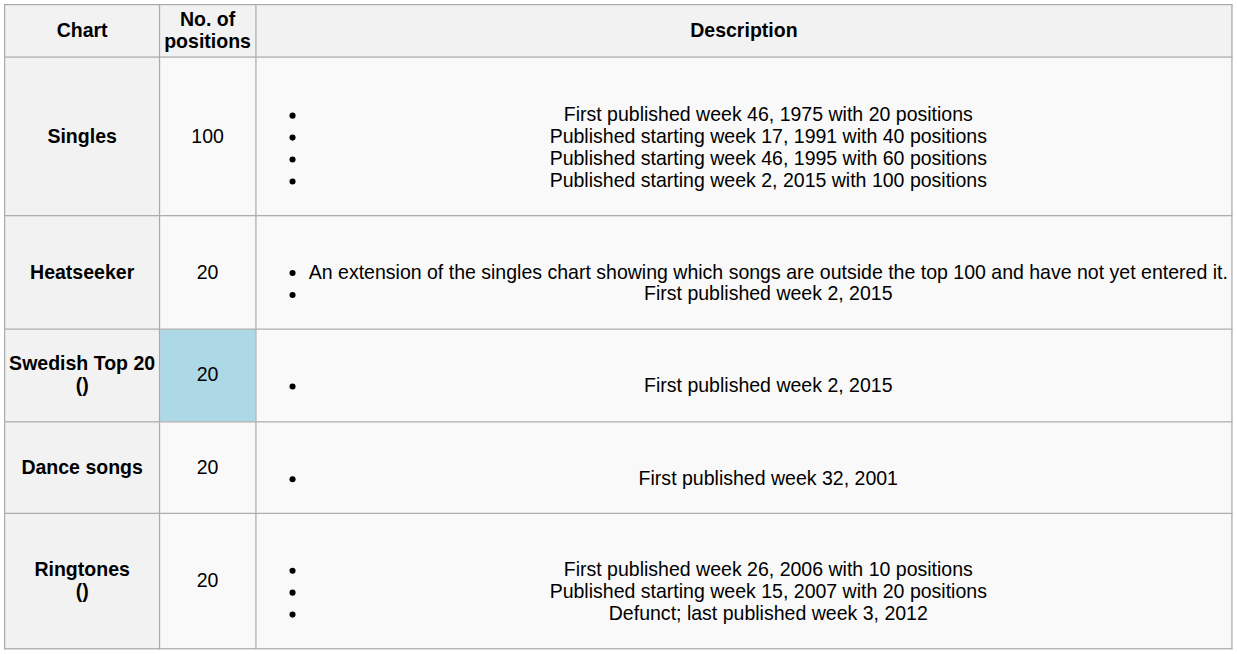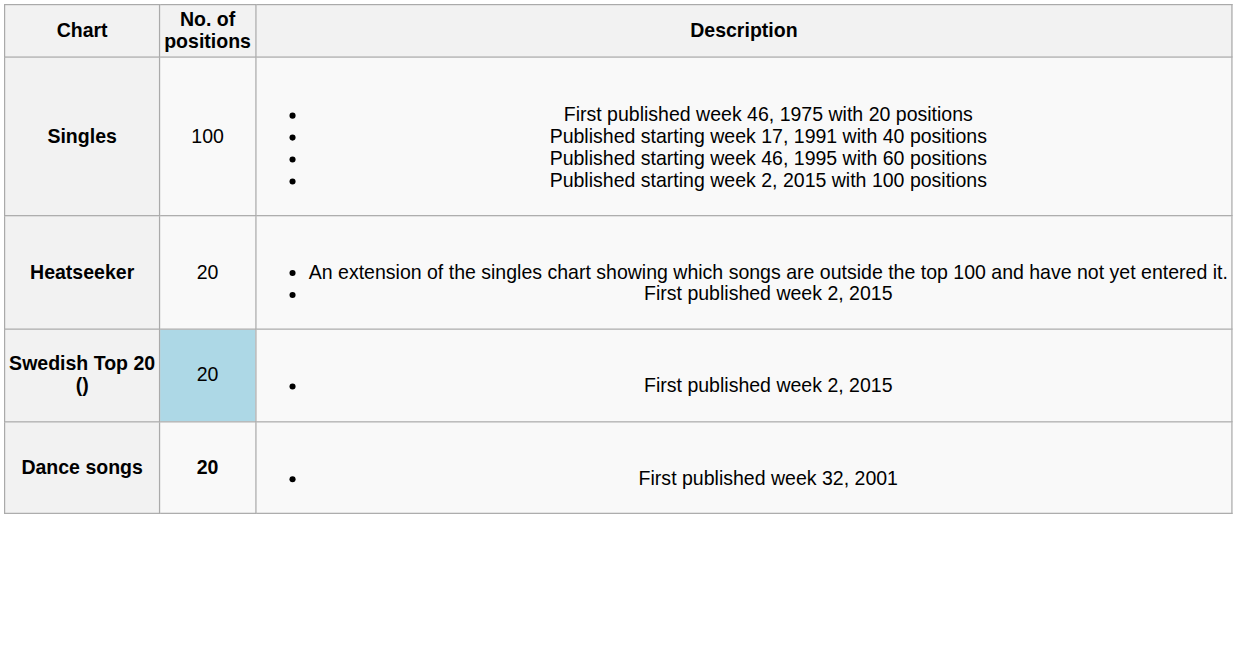(208, 467) normal -> (208, 467) bold
- row: (82, 581)
